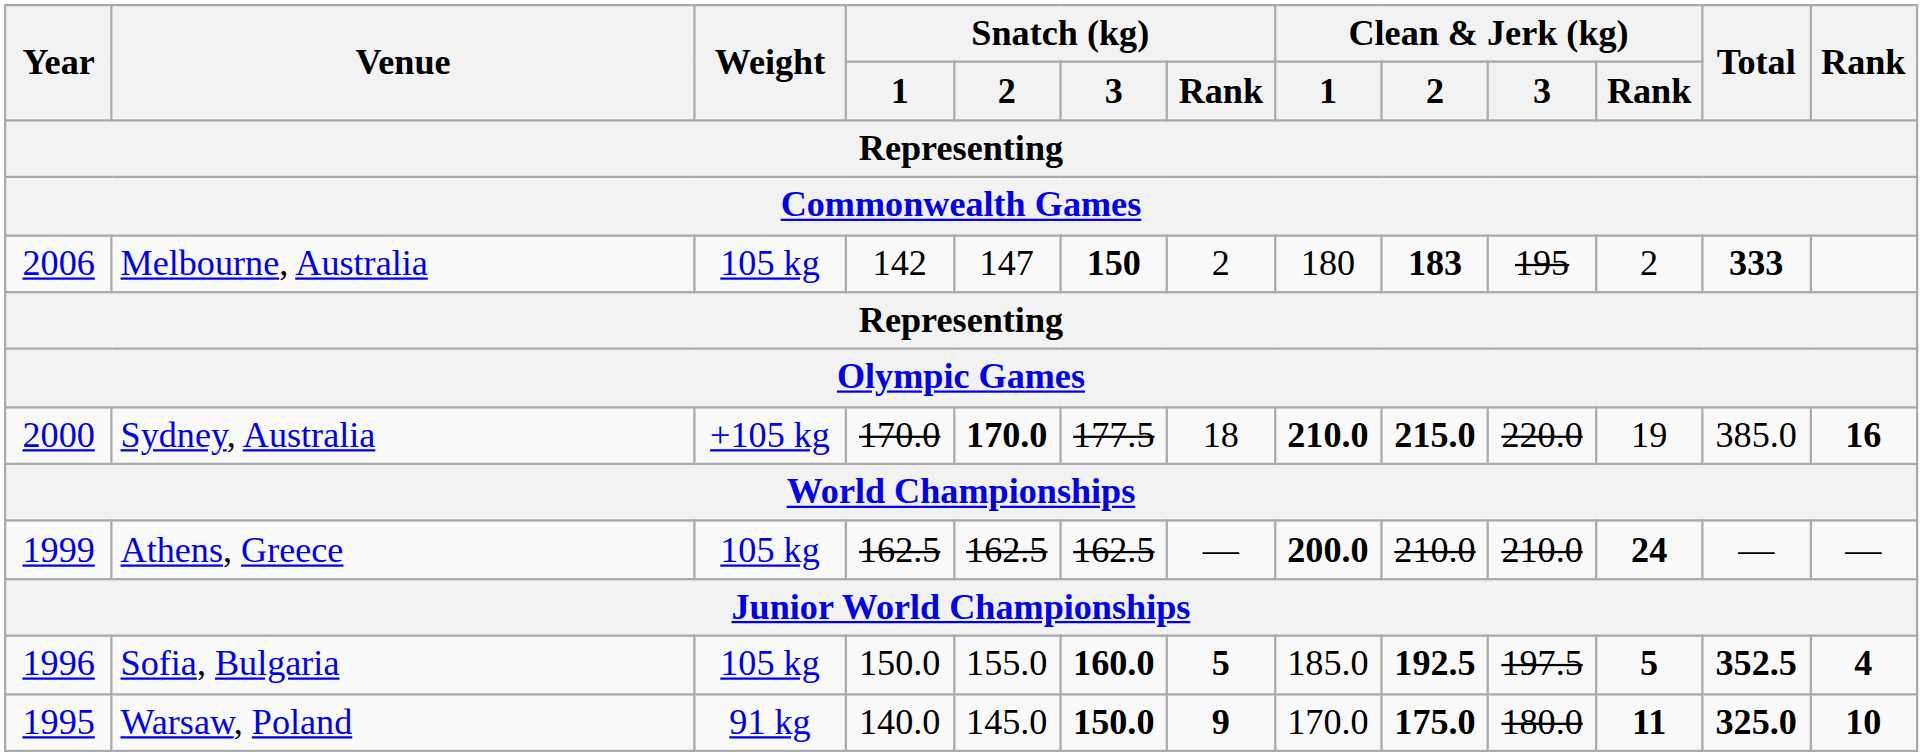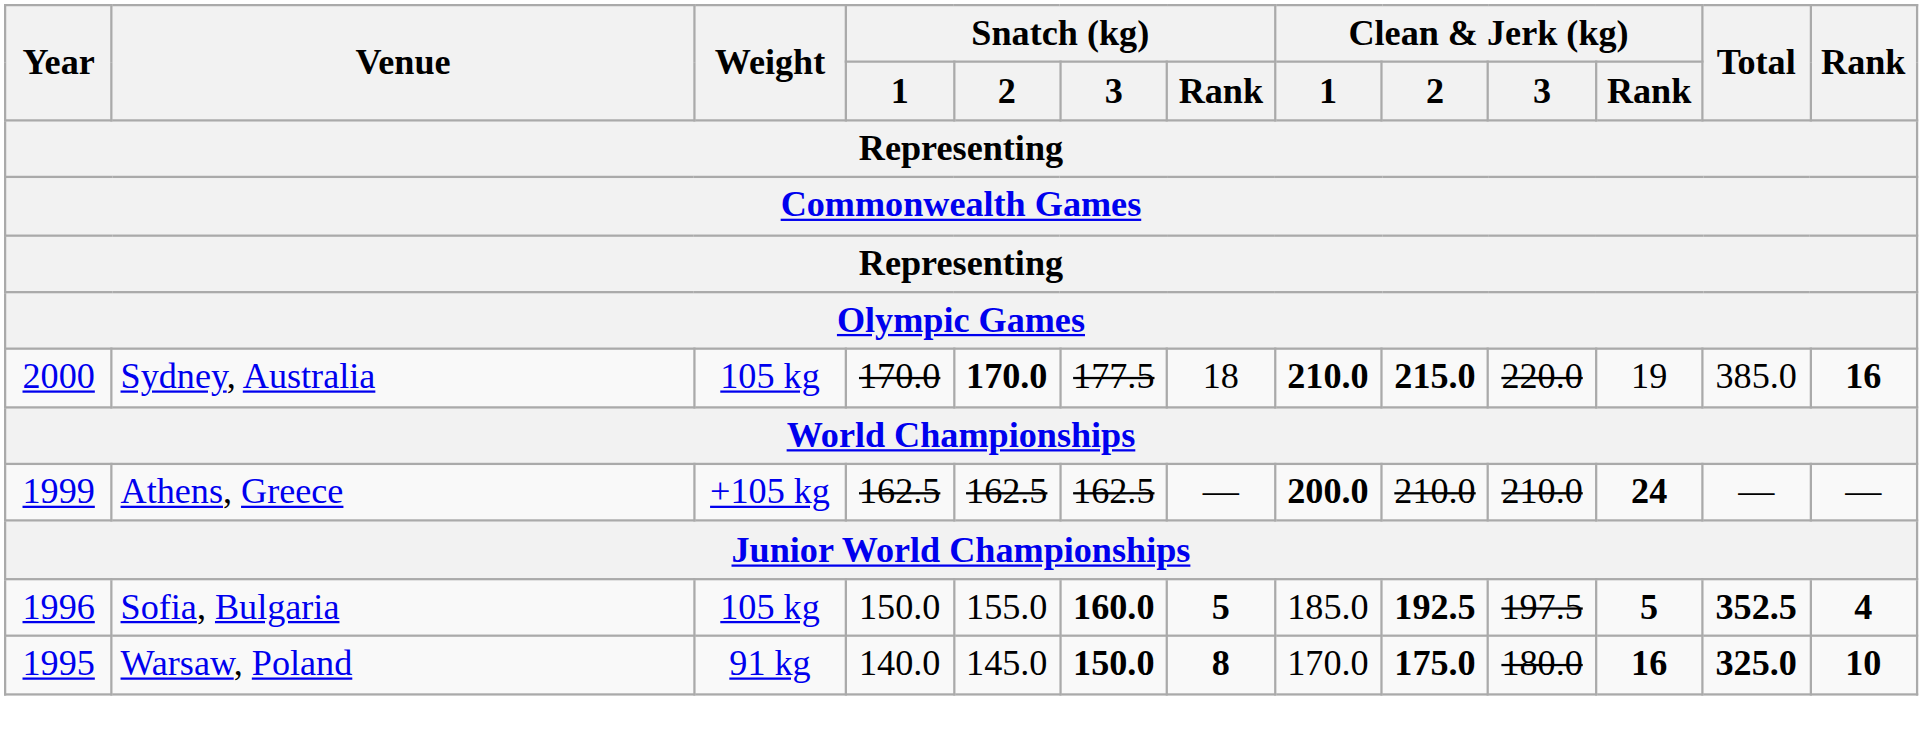- row: (274, 262)
(770, 434) +105 kg -> (770, 377) 105 kg
(770, 549) 105 kg -> (770, 491) +105 kg
(1221, 721) 9 -> (1221, 663) 8
(1649, 721) 11 -> (1649, 663) 16
